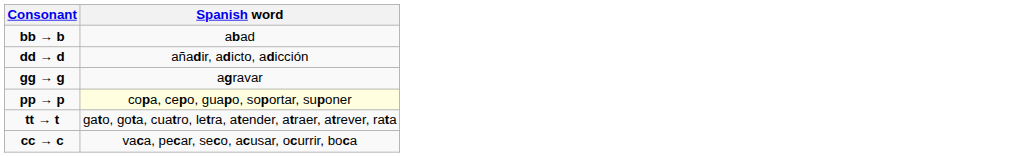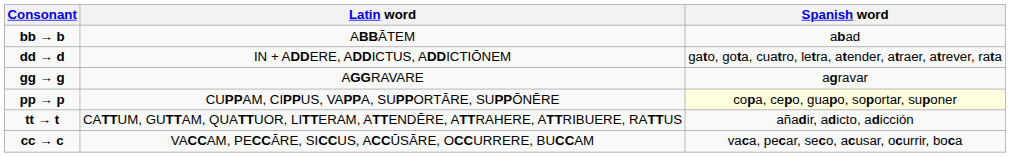+ column: (383, 15)
(240, 57) añadir, adicto, adicción -> (845, 57) gato, gota, cuatro, letra, atender, atraer, atrever, rata
(240, 120) gato, gota, cuatro, letra, atender, atraer, atrever, rata -> (845, 120) añadir, adicto, adicción
